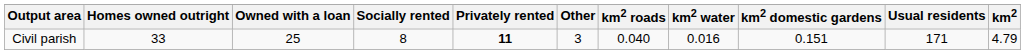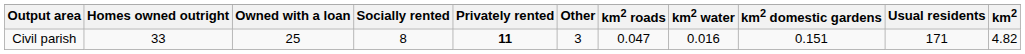(634, 39) 0.040 -> (634, 39) 0.047
(1004, 39) 4.79 -> (1004, 39) 4.82
